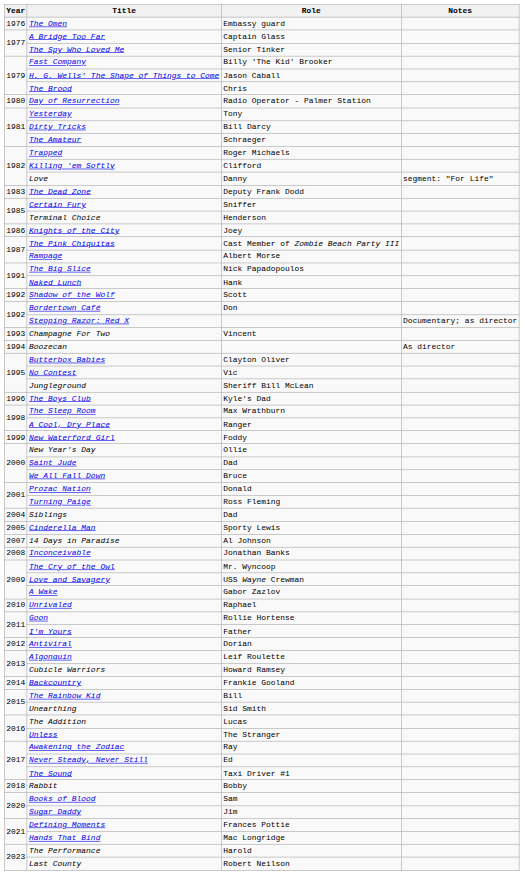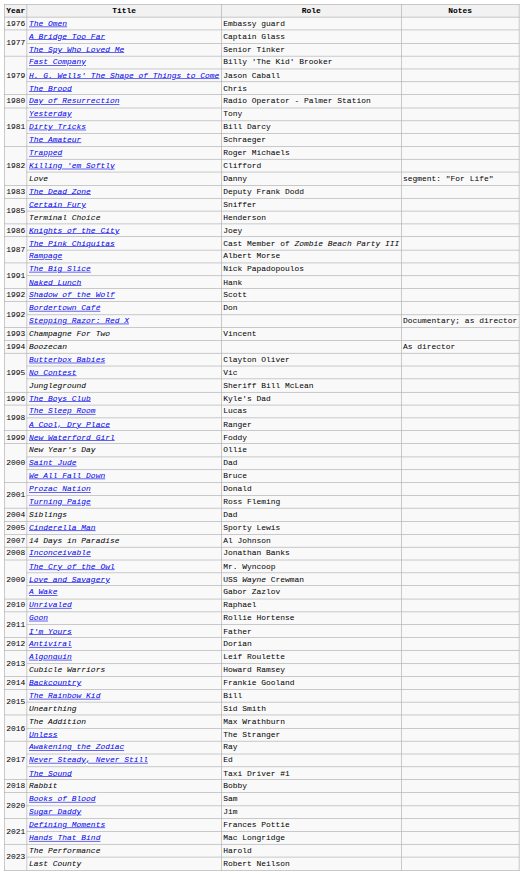(254, 411) Max Wrathburn -> (235, 411) Lucas
(235, 722) Lucas -> (254, 722) Max Wrathburn
